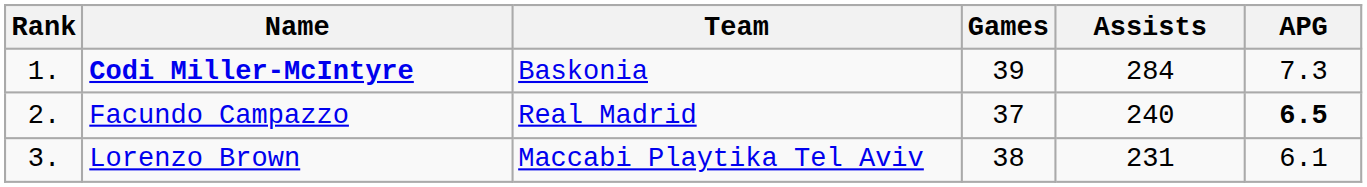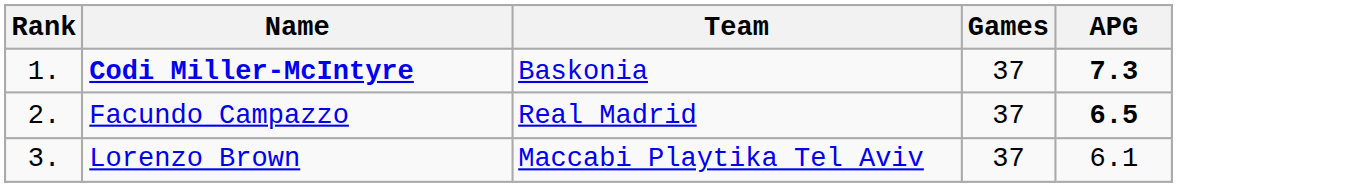- column: (1150, 27)
(1008, 71) 39 -> (1008, 71) 37
(1304, 71) normal -> (1114, 71) bold
(1008, 159) 38 -> (1008, 159) 37
